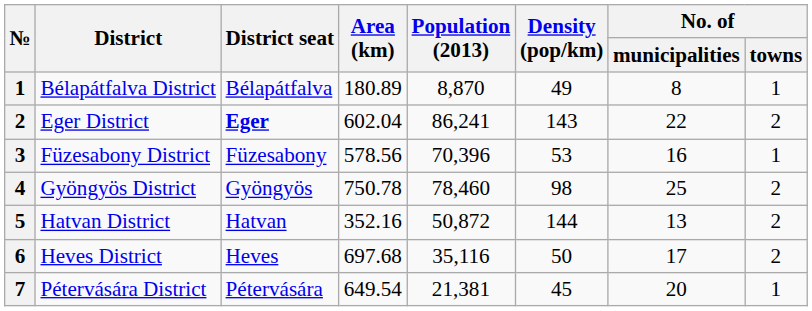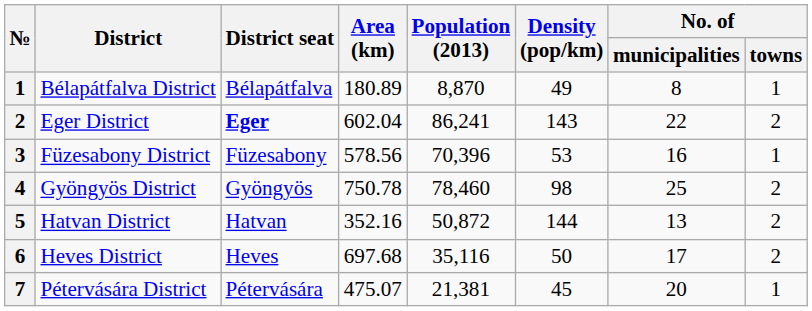(373, 289) 649.54 -> (373, 289) 475.07
